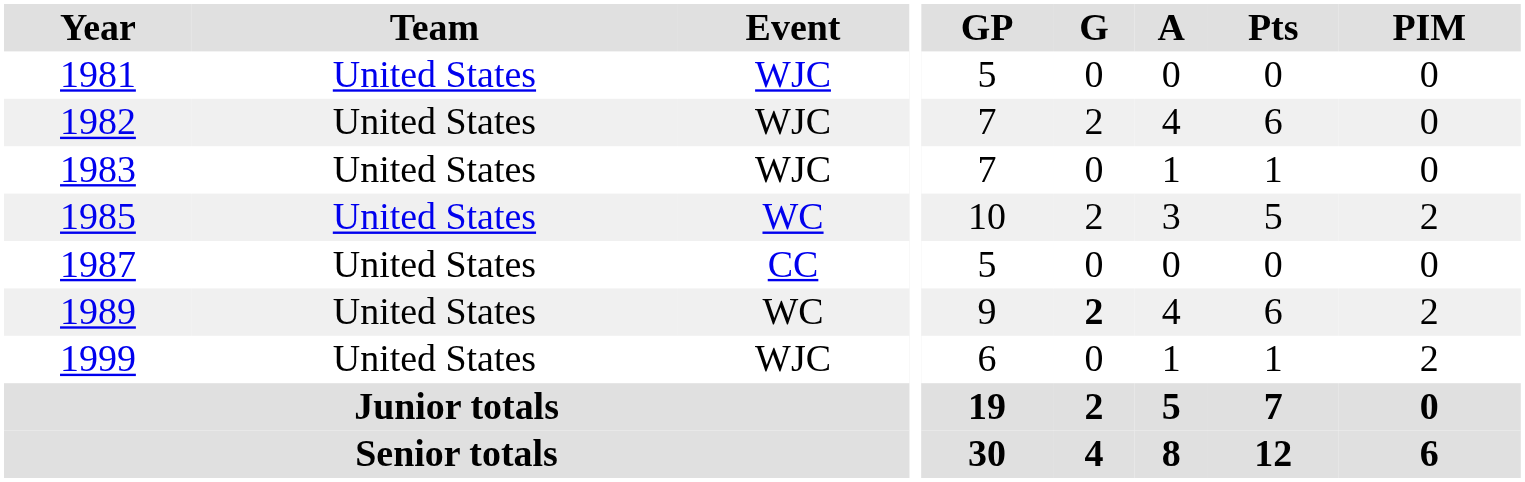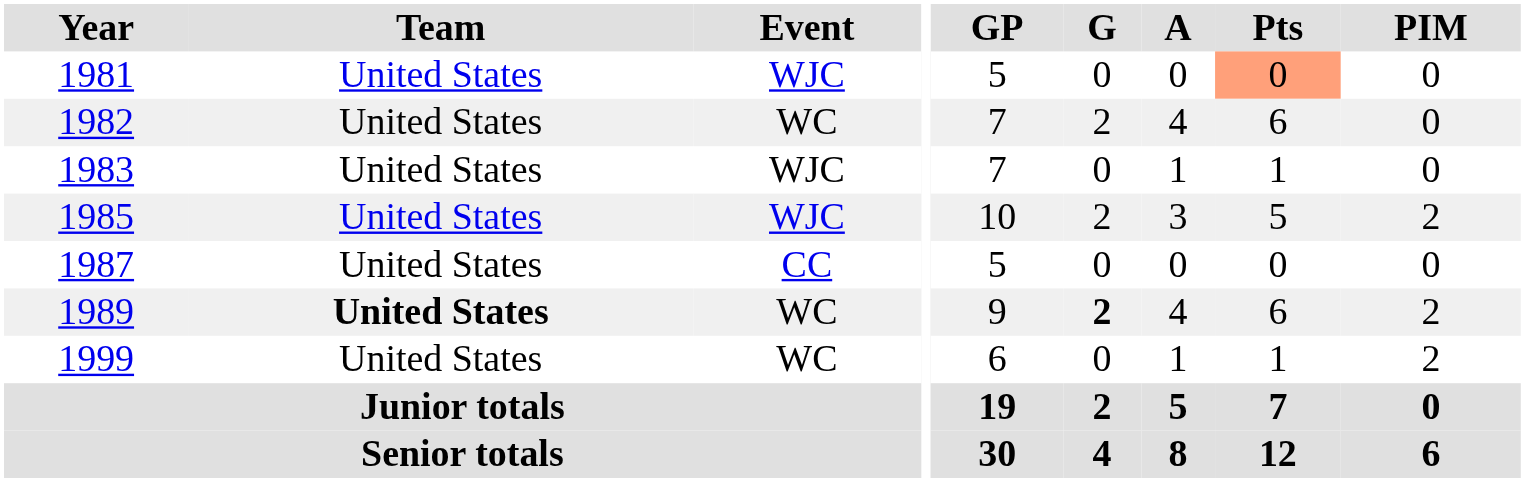(1273, 74) no background -> (1278, 74) lightsalmon background
(793, 121) WJC -> (807, 121) WC
(793, 216) WC -> (807, 216) WJC
(434, 311) normal -> (441, 311) bold
(793, 358) WJC -> (807, 358) WC
